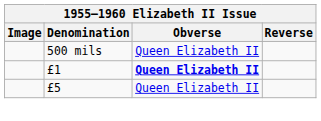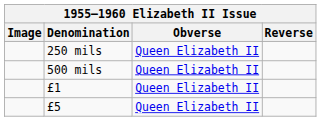+ row: (75, 51)
(197, 70) bold -> (197, 88) normal
